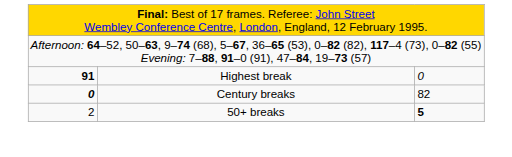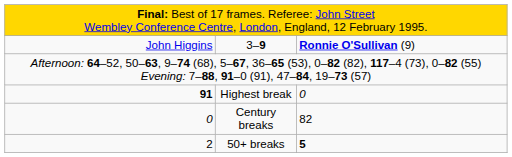+ row: (256, 45)
(91, 94) bold -> (209, 119) normal
